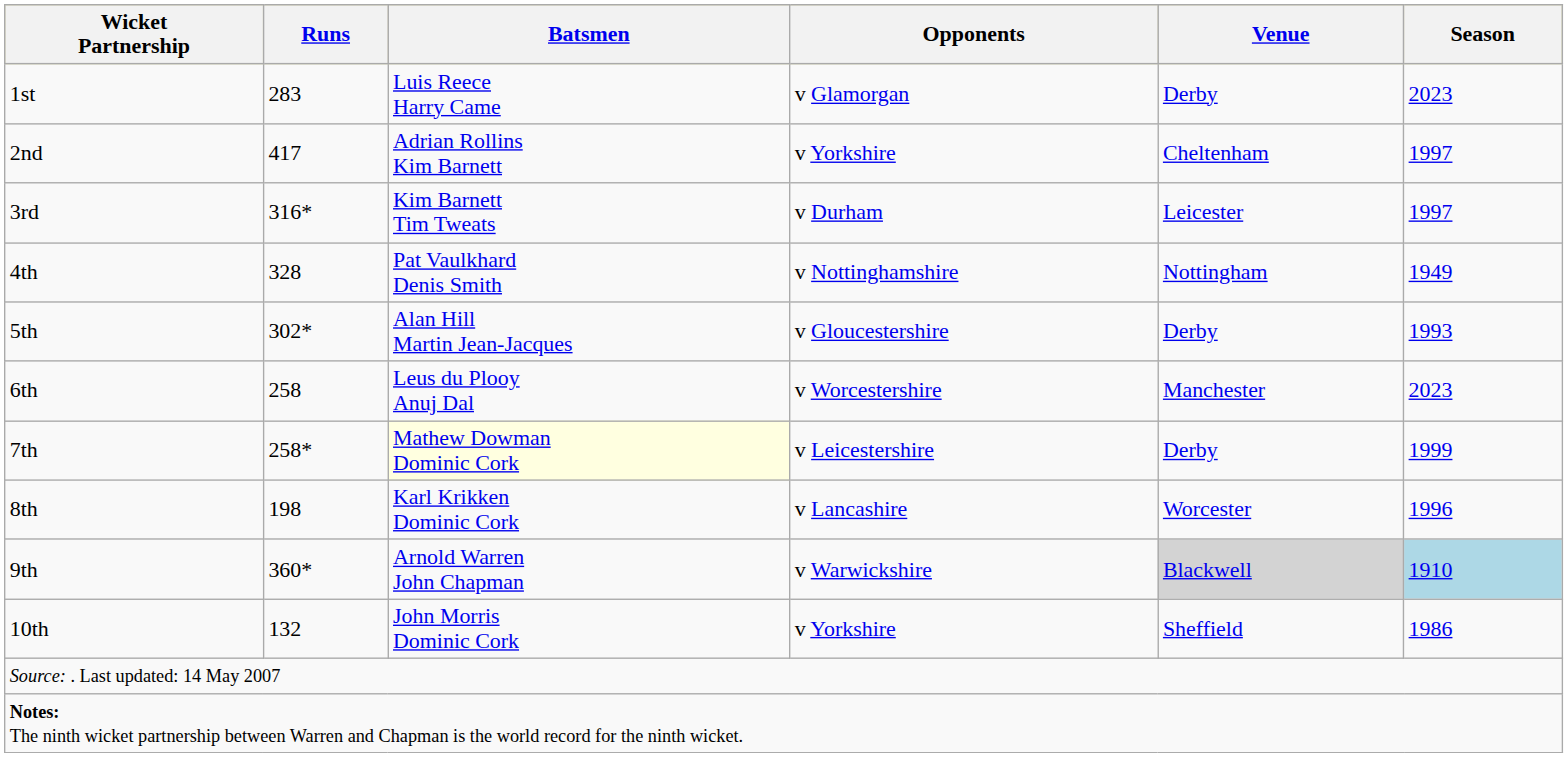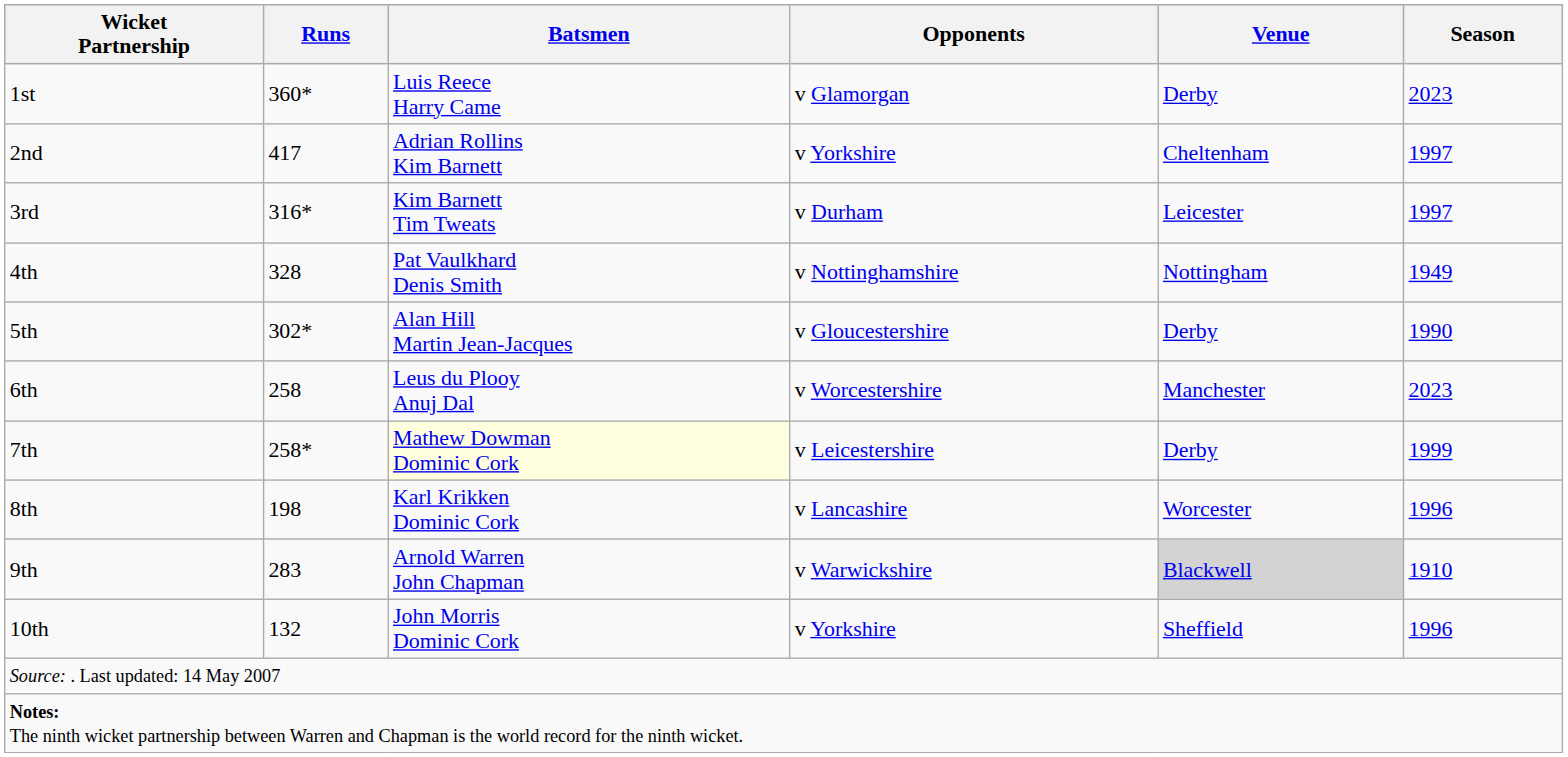(285, 93) 283 -> (290, 93) 360*
(1431, 331) 1993 -> (1431, 331) 1990
(290, 569) 360* -> (285, 569) 283
(1431, 569) lightblue background -> (1431, 569) no background
(1431, 628) 1986 -> (1431, 628) 1996
